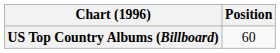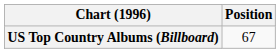(249, 37) 60 -> (249, 37) 67
